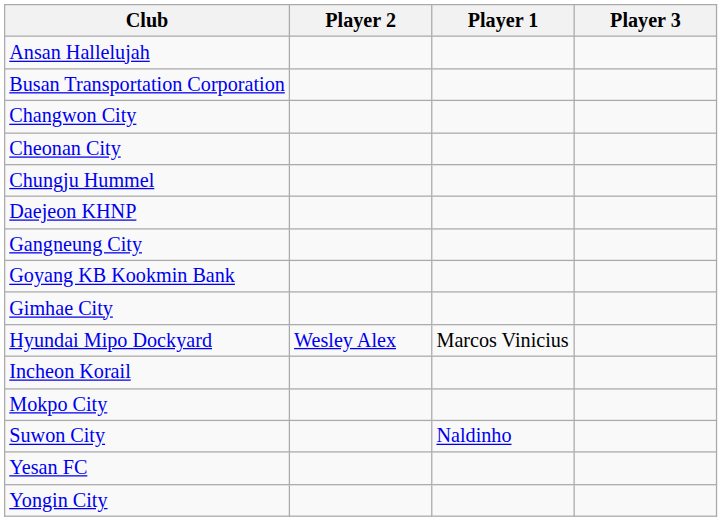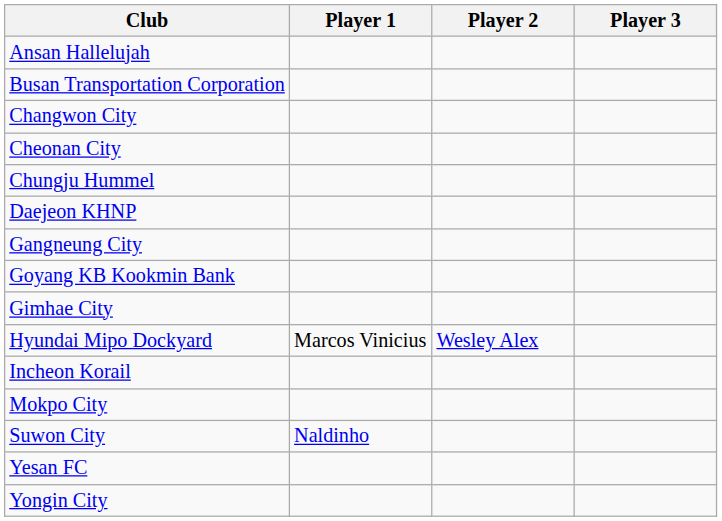columns swapped: (503, 20) <-> (361, 20)
